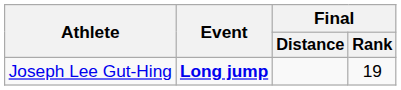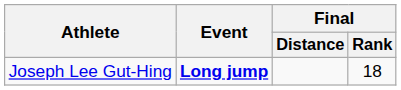(372, 72) 19 -> (372, 72) 18
